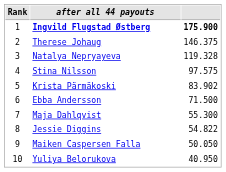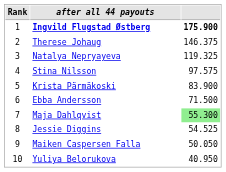(201, 57) 119.328 -> (201, 57) 119.325
(203, 86) 83.902 -> (203, 86) 83.900
(203, 115) no background -> (203, 115) lightgreen background
(203, 130) 54.822 -> (203, 130) 54.525
